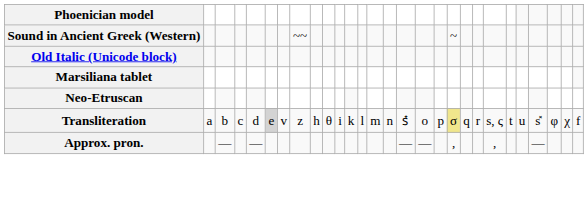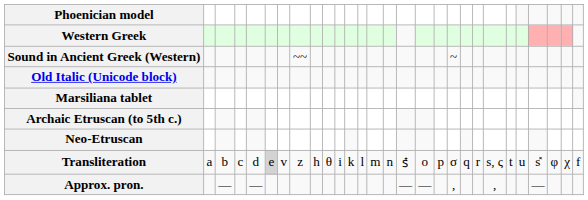+ row: (104, 35)
+ row: (104, 118)
(454, 120) khaki background -> (454, 162) no background
